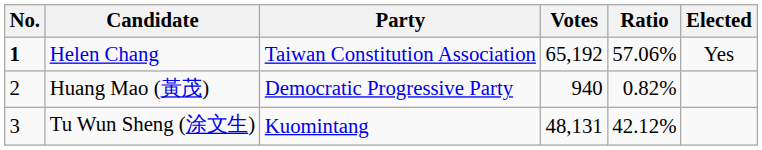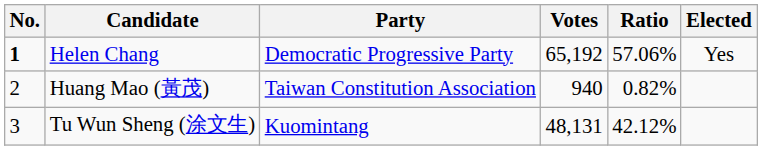(400, 53) Taiwan Constitution Association -> (389, 53) Democratic Progressive Party
(389, 88) Democratic Progressive Party -> (400, 88) Taiwan Constitution Association
